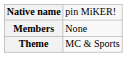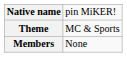rows swapped: (34, 44) <-> (34, 28)
